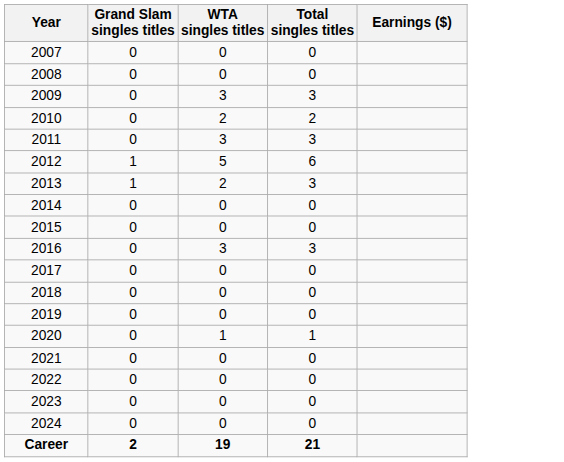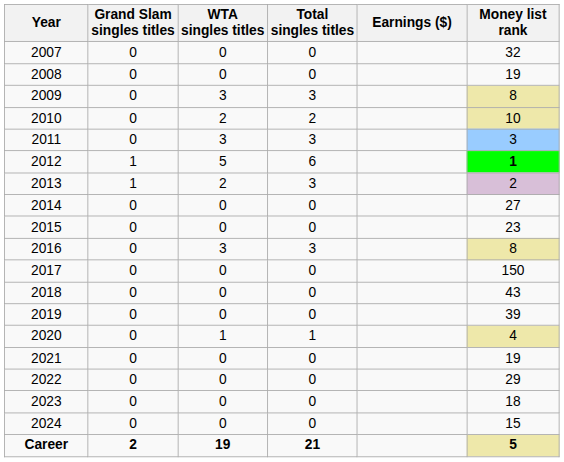+ column: (513, 23)
